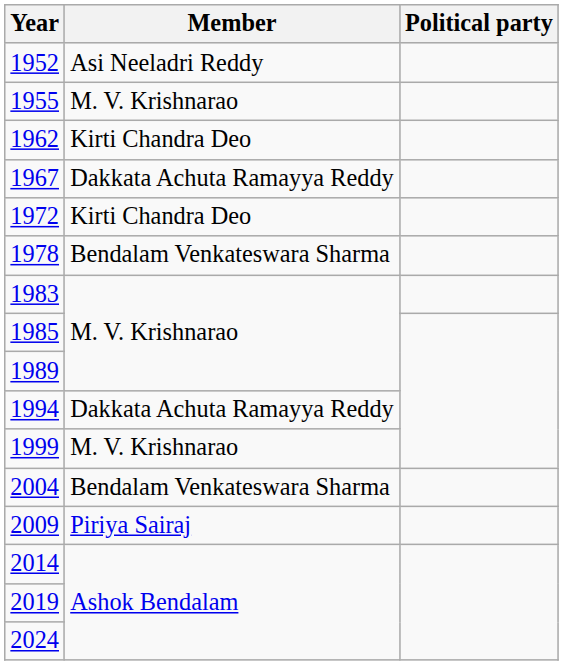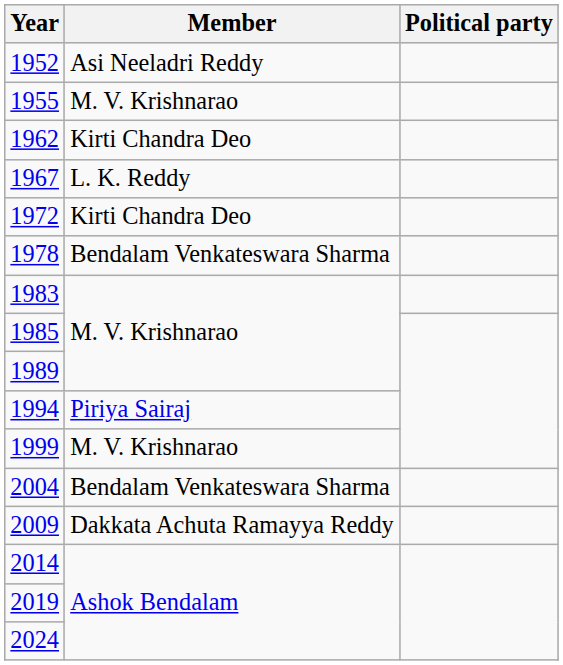(232, 178) Dakkata Achuta Ramayya Reddy -> (130, 178) L. K. Reddy
(232, 409) Dakkata Achuta Ramayya Reddy -> (131, 409) Piriya Sairaj
(131, 525) Piriya Sairaj -> (232, 525) Dakkata Achuta Ramayya Reddy
